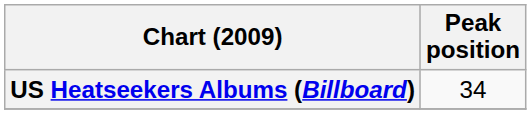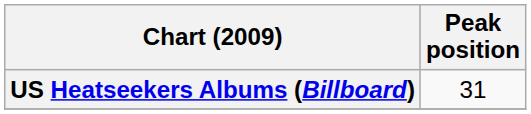(473, 89) 34 -> (473, 89) 31
